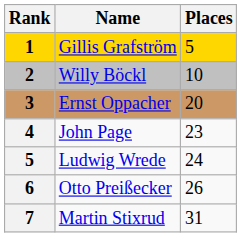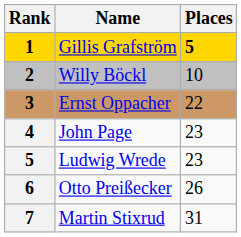(190, 47) normal -> (190, 47) bold
(194, 103) 20 -> (194, 103) 22
(194, 160) 24 -> (194, 160) 23
